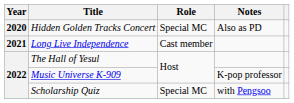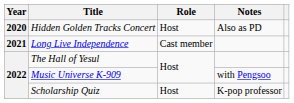(183, 28) Special MC -> (169, 28) Host
(249, 75) K-pop professor -> (244, 75) with Pengsoo
(183, 91) Special MC -> (169, 91) Host
(244, 91) with Pengsoo -> (249, 91) K-pop professor
